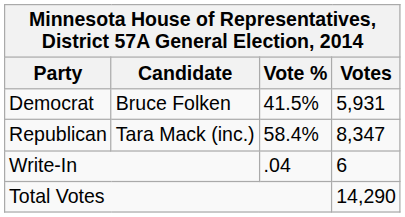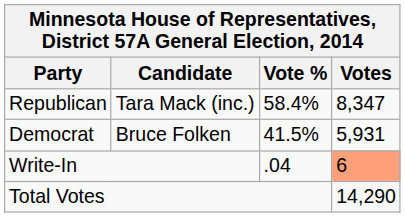rows swapped: (58, 134) <-> (51, 103)
(342, 165) no background -> (342, 165) lightsalmon background
